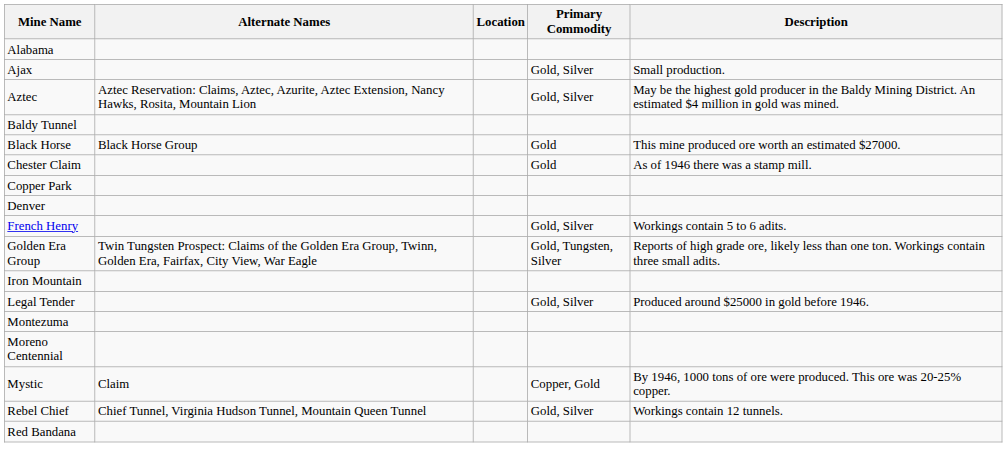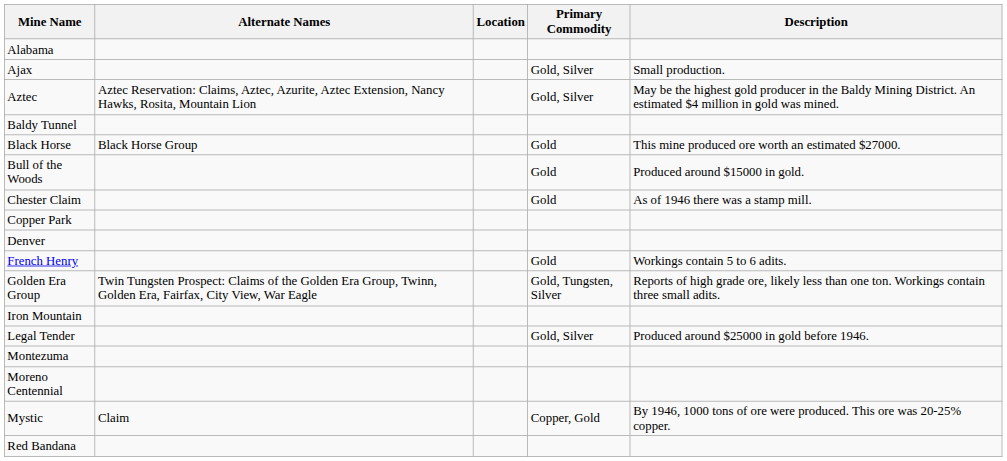+ row: (35, 172)
(562, 226) Gold, Silver -> (544, 260) Gold
- row: (38, 411)
